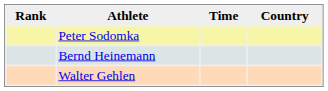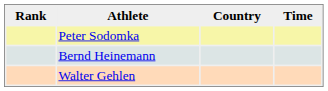columns swapped: (285, 15) <-> (224, 15)
